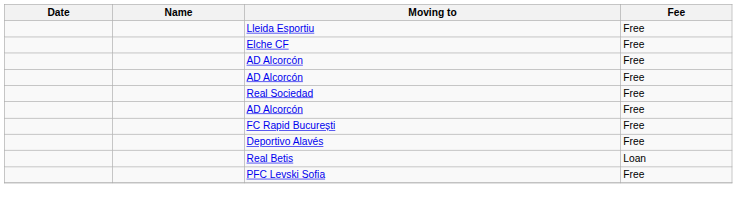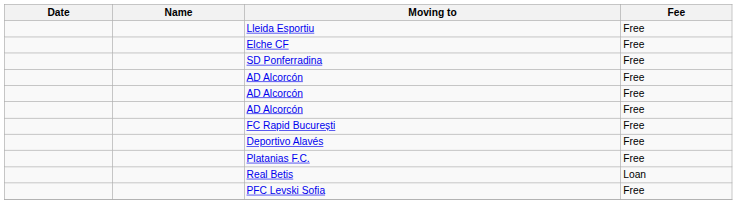+ row: (284, 61)
- row: (280, 93)
+ row: (278, 158)
